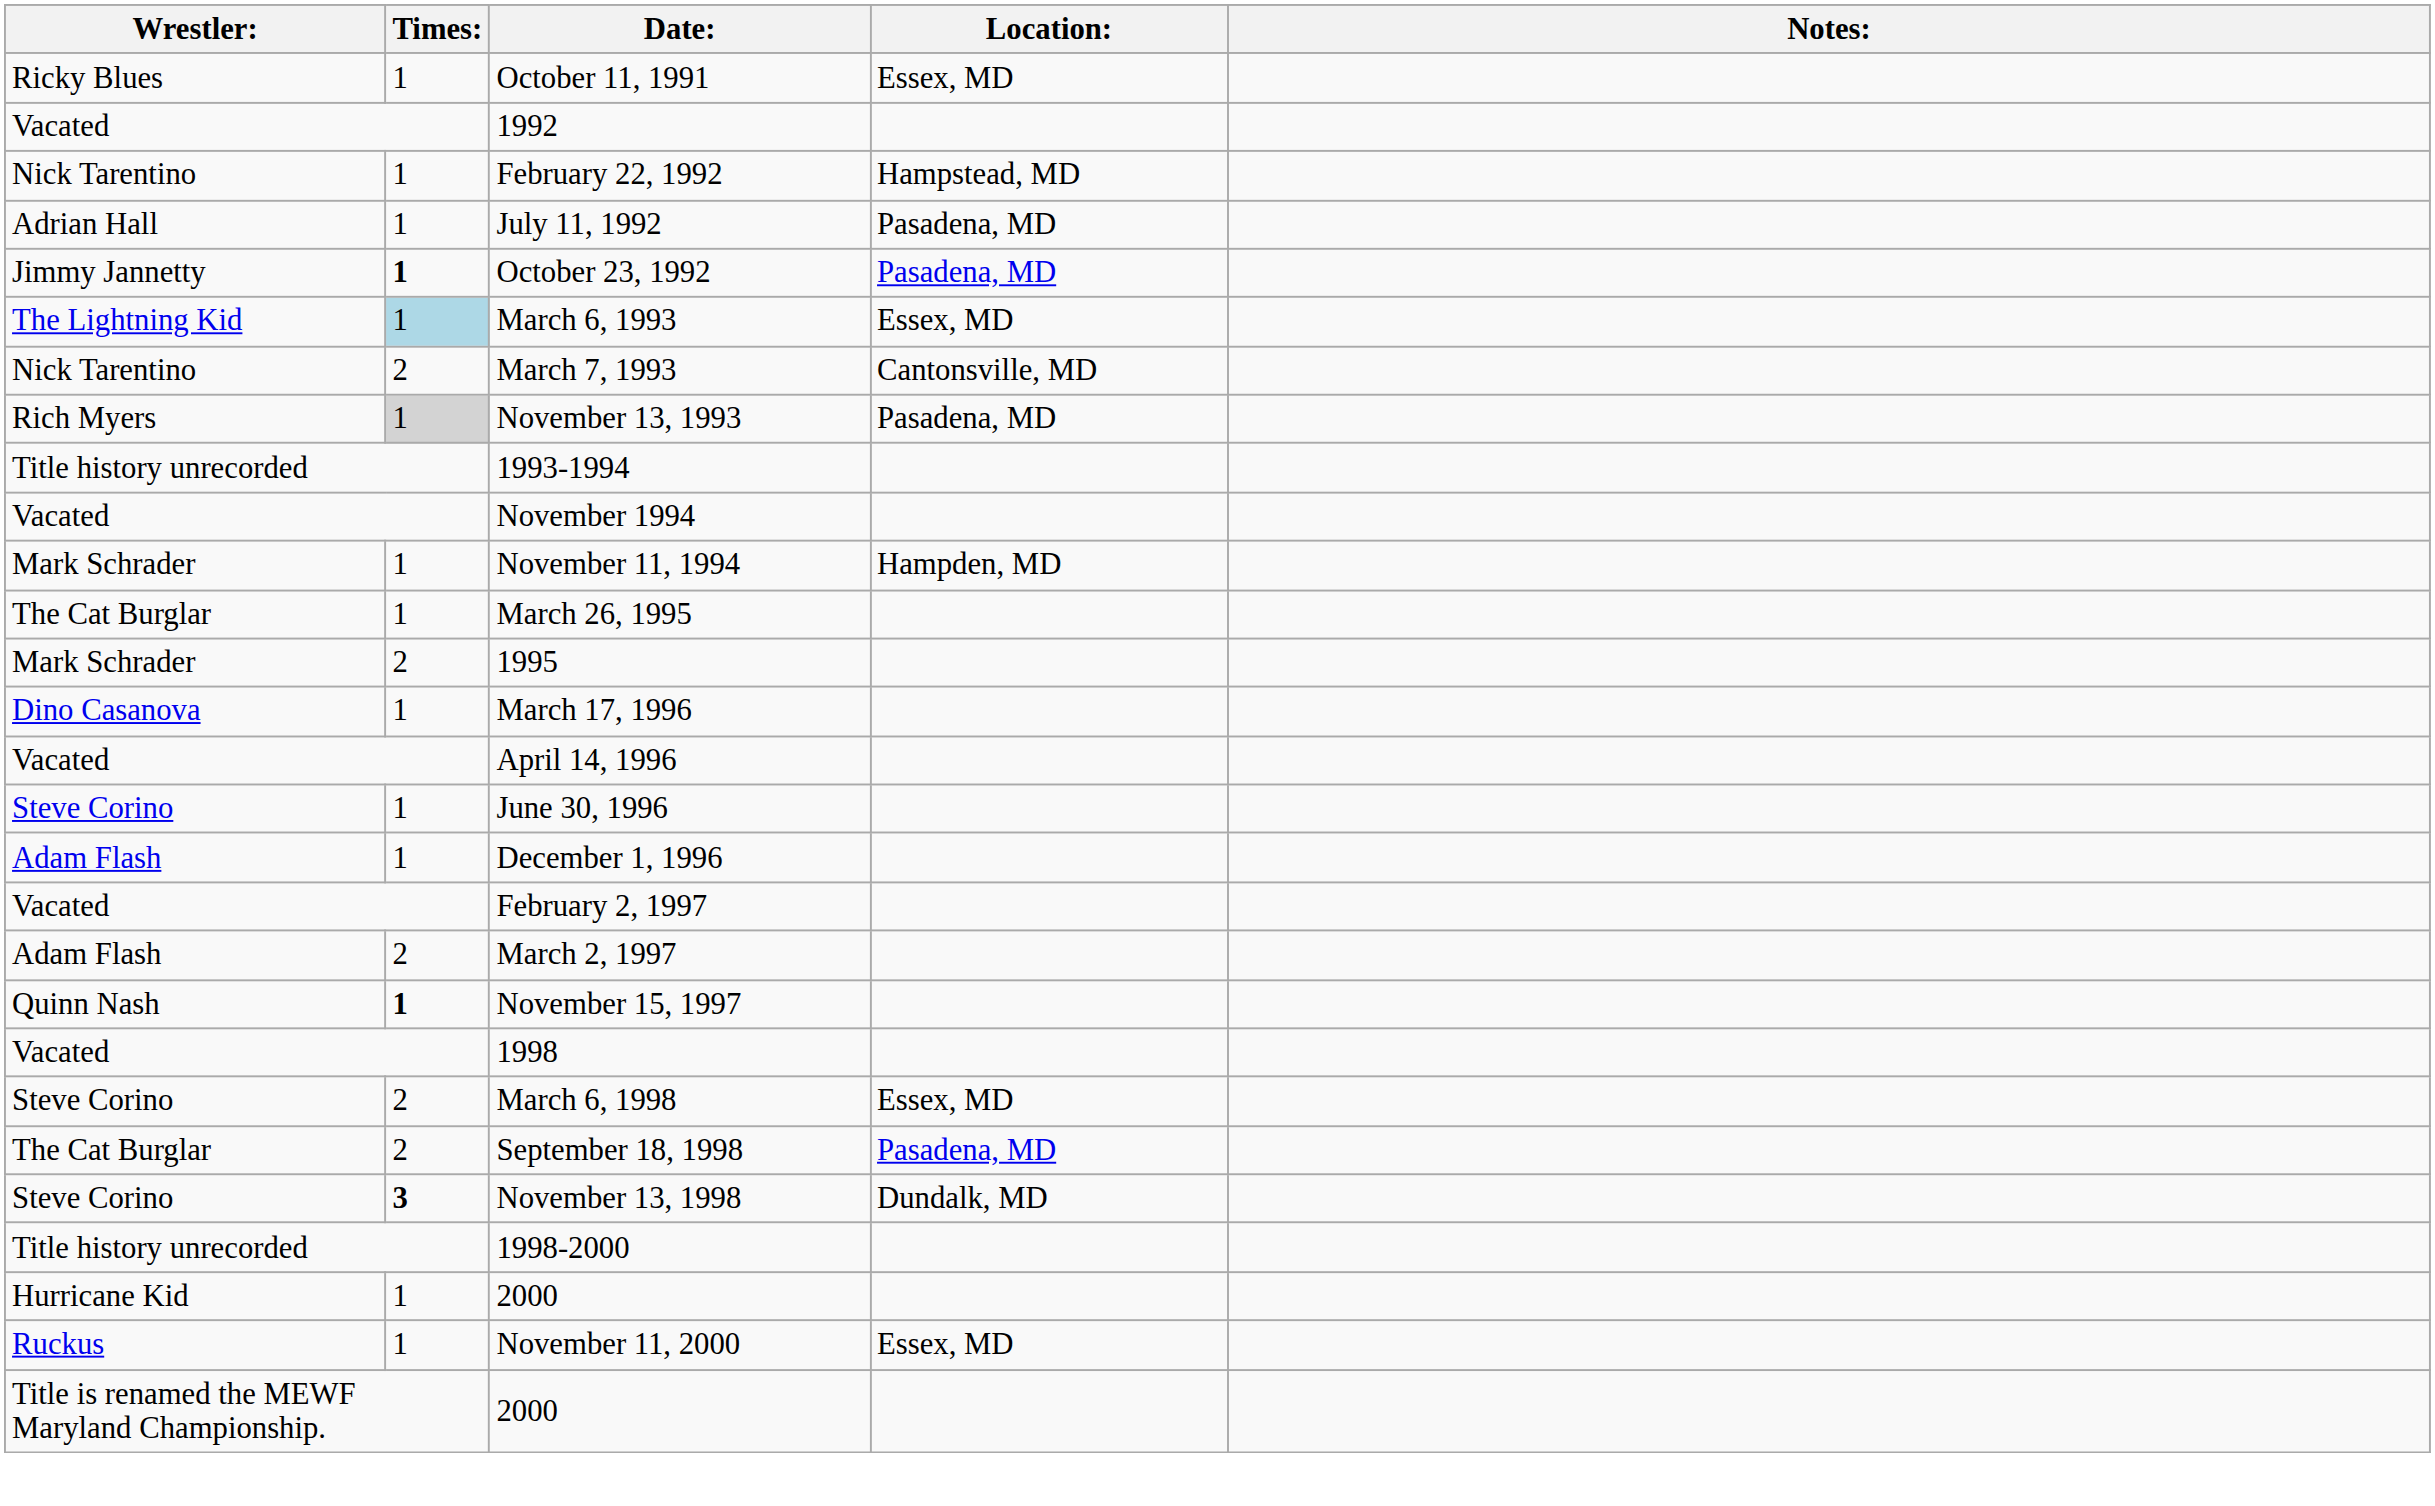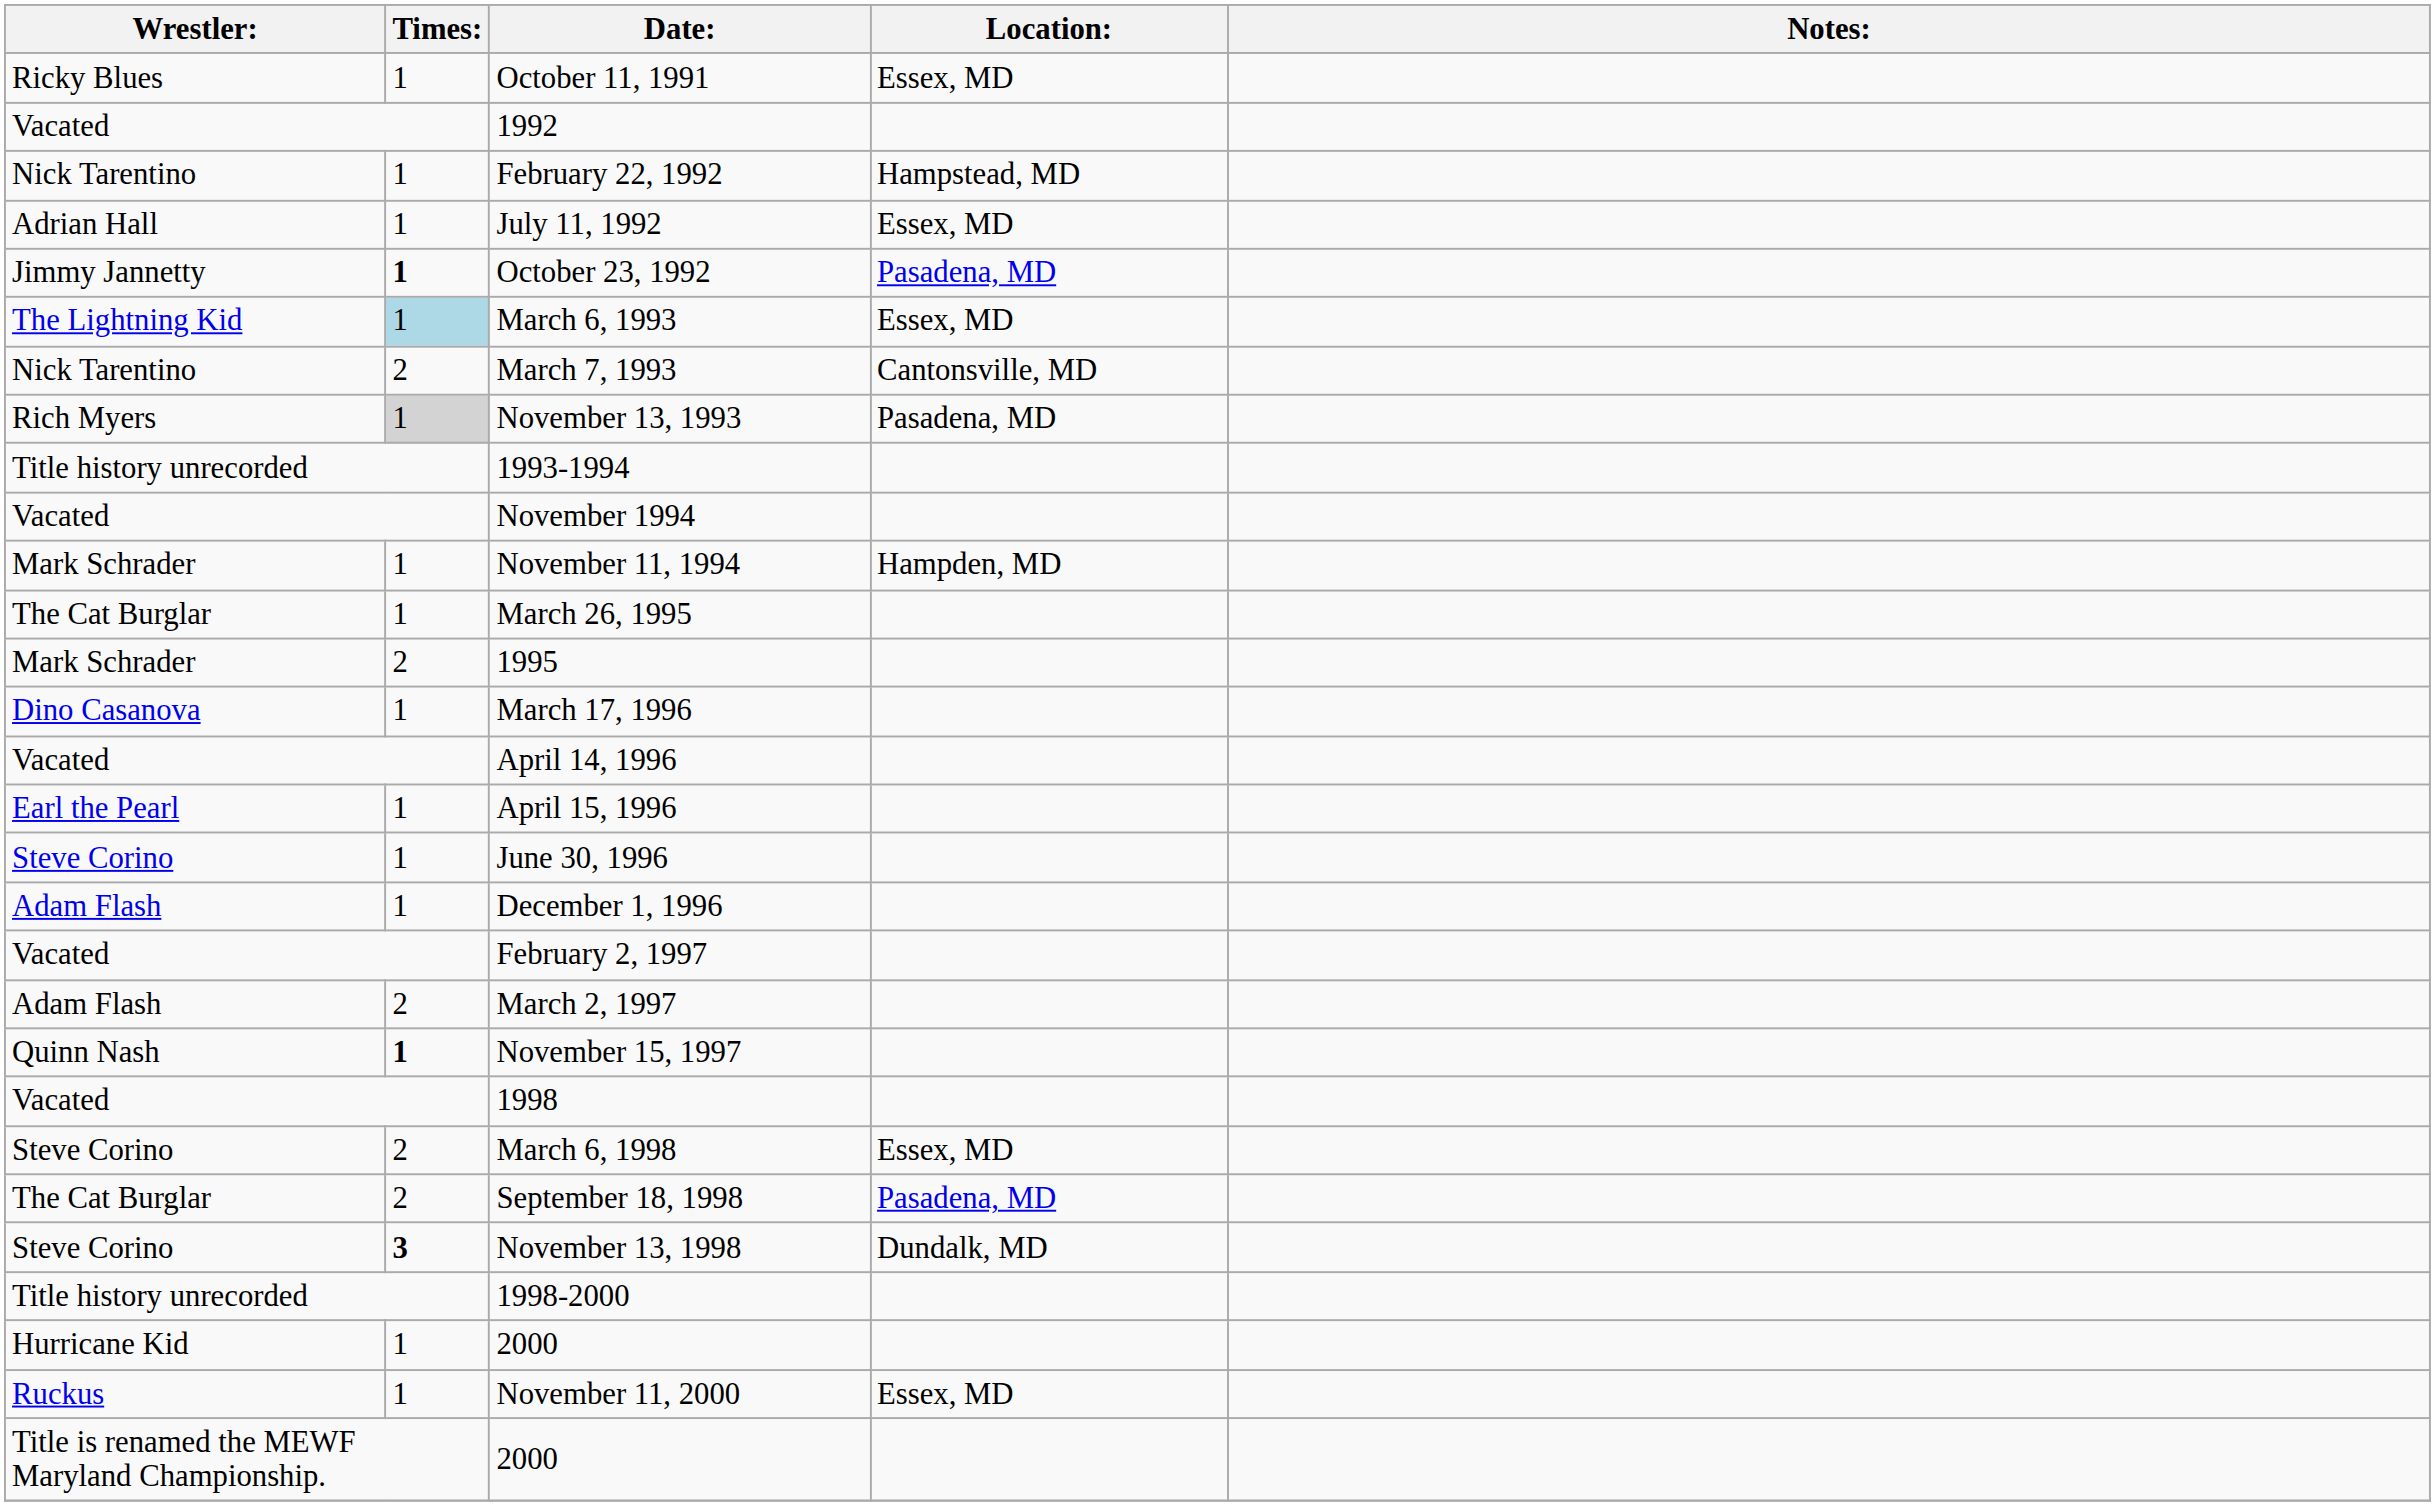(967, 223) Pasadena, MD -> (945, 223) Essex, MD
+ row: (96, 808)
